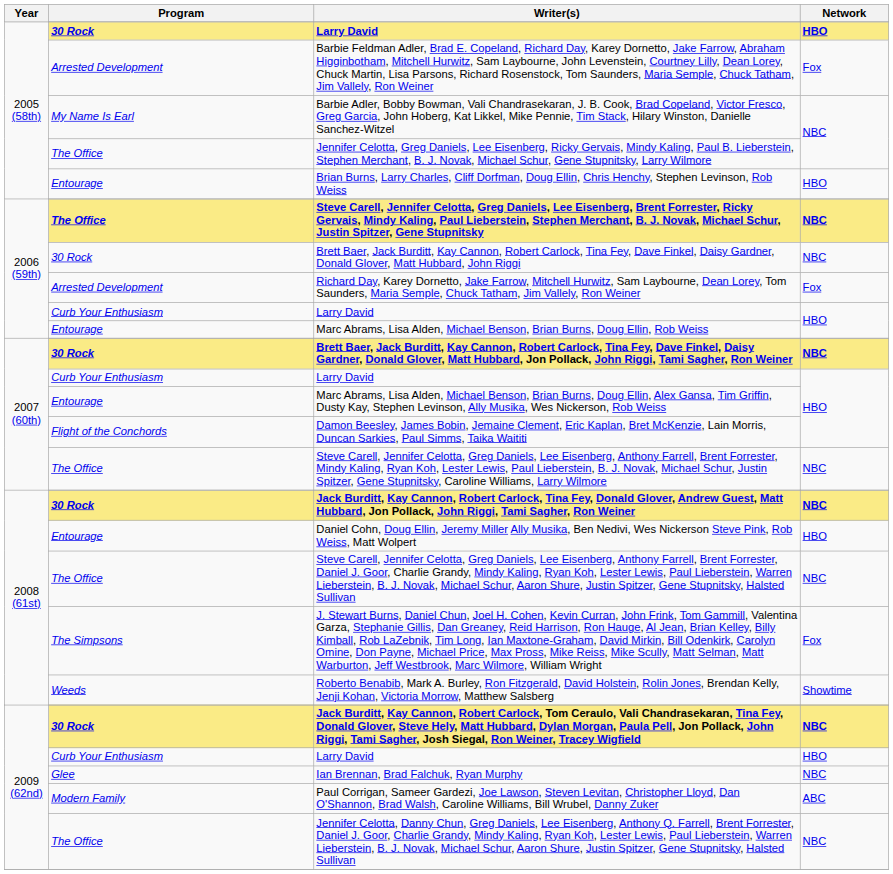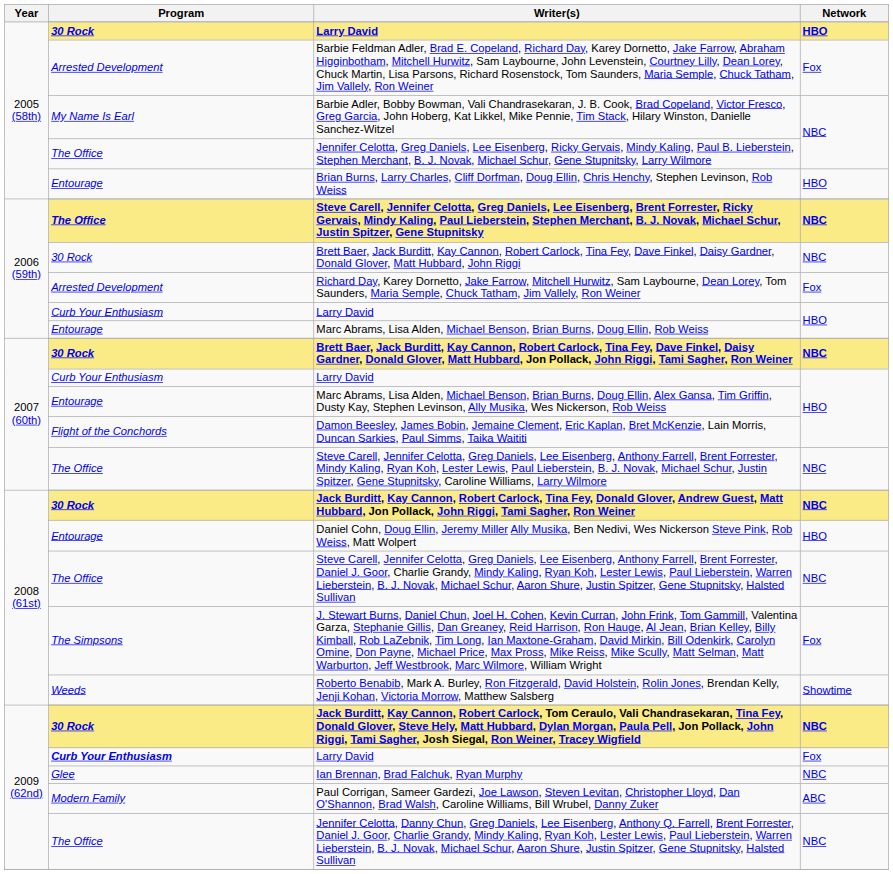(107, 756) normal -> (111, 756) bold
(815, 756) HBO -> (812, 756) Fox
